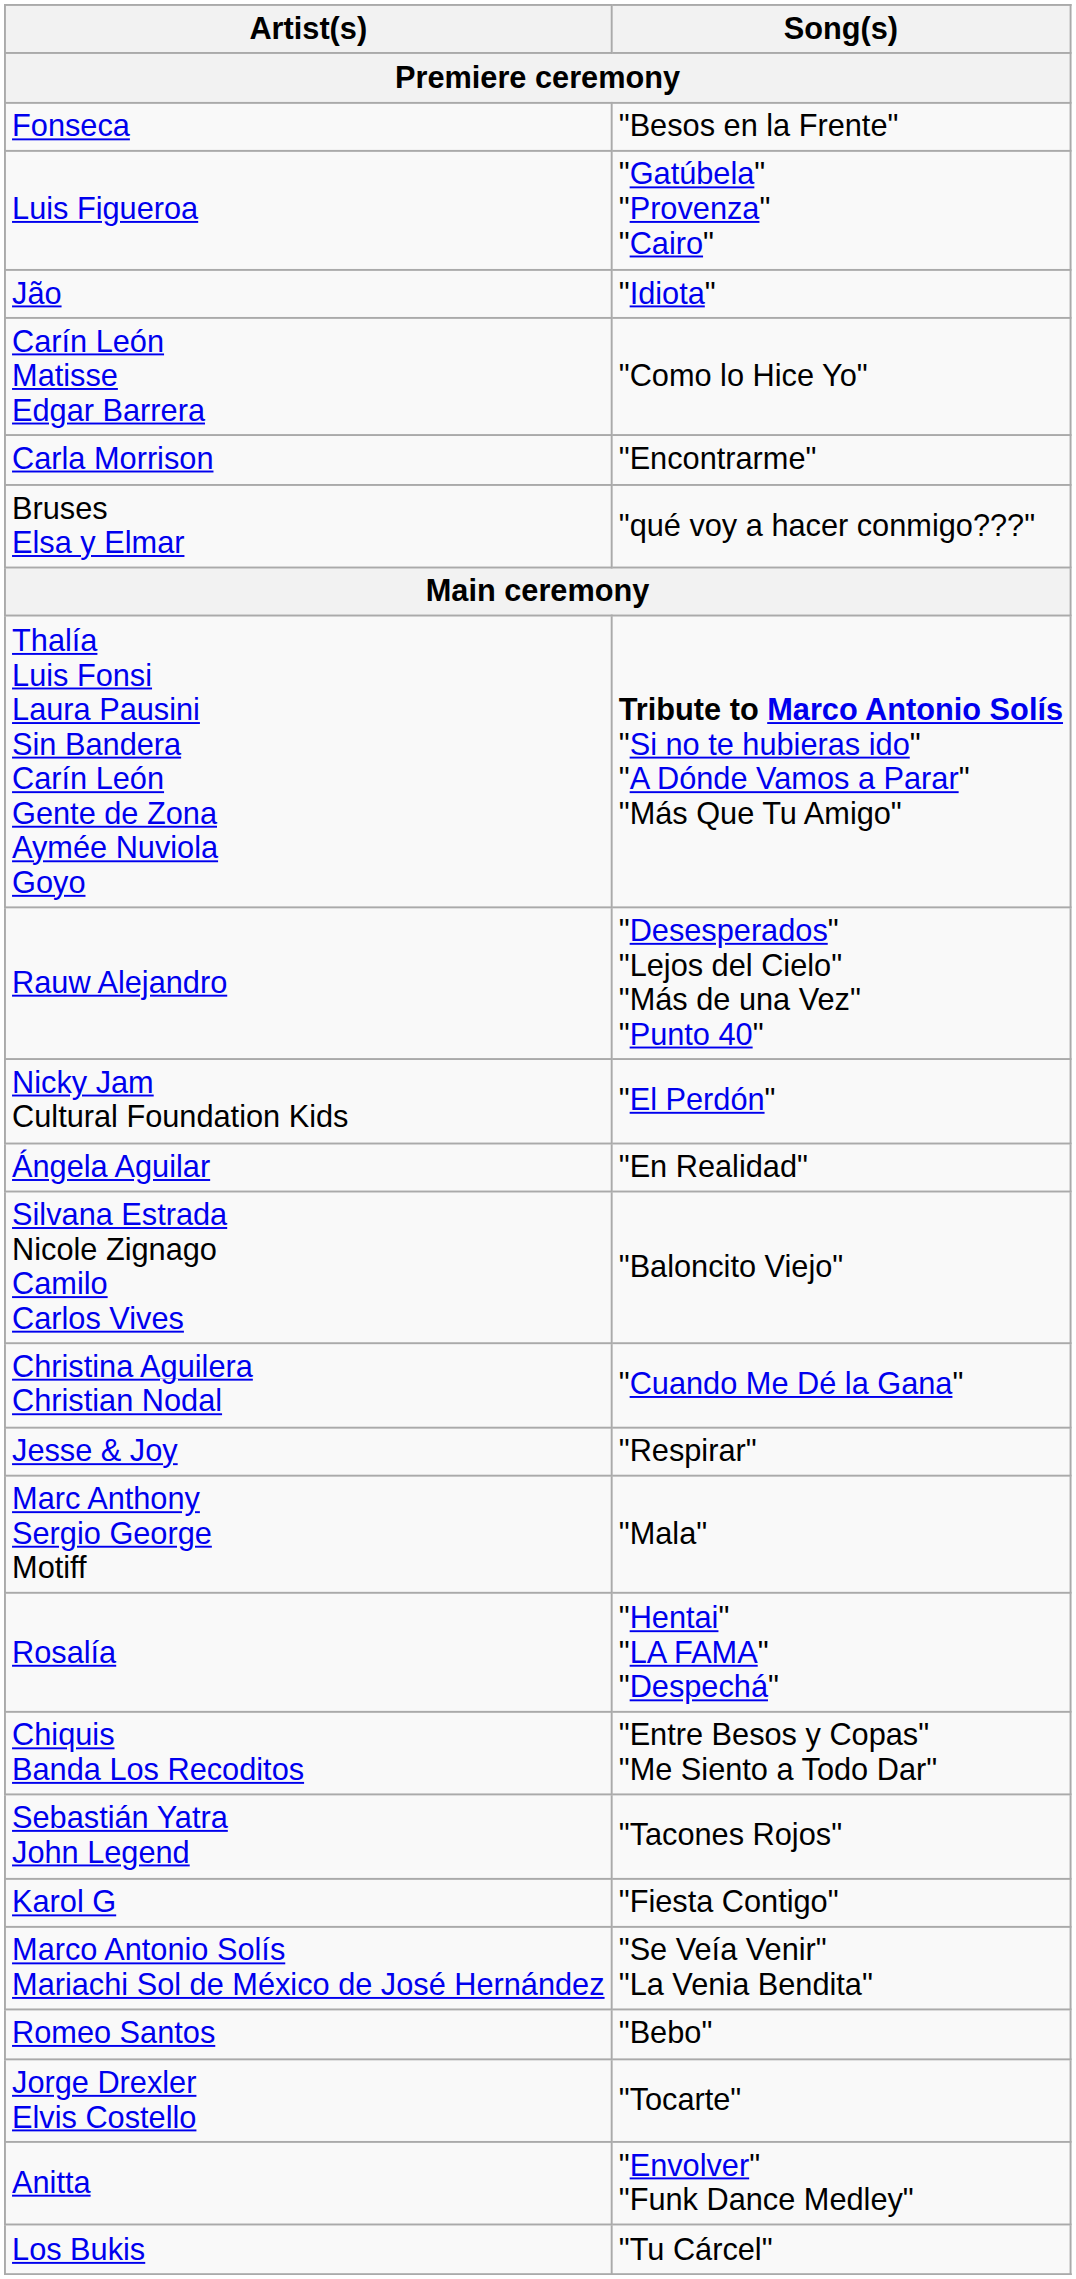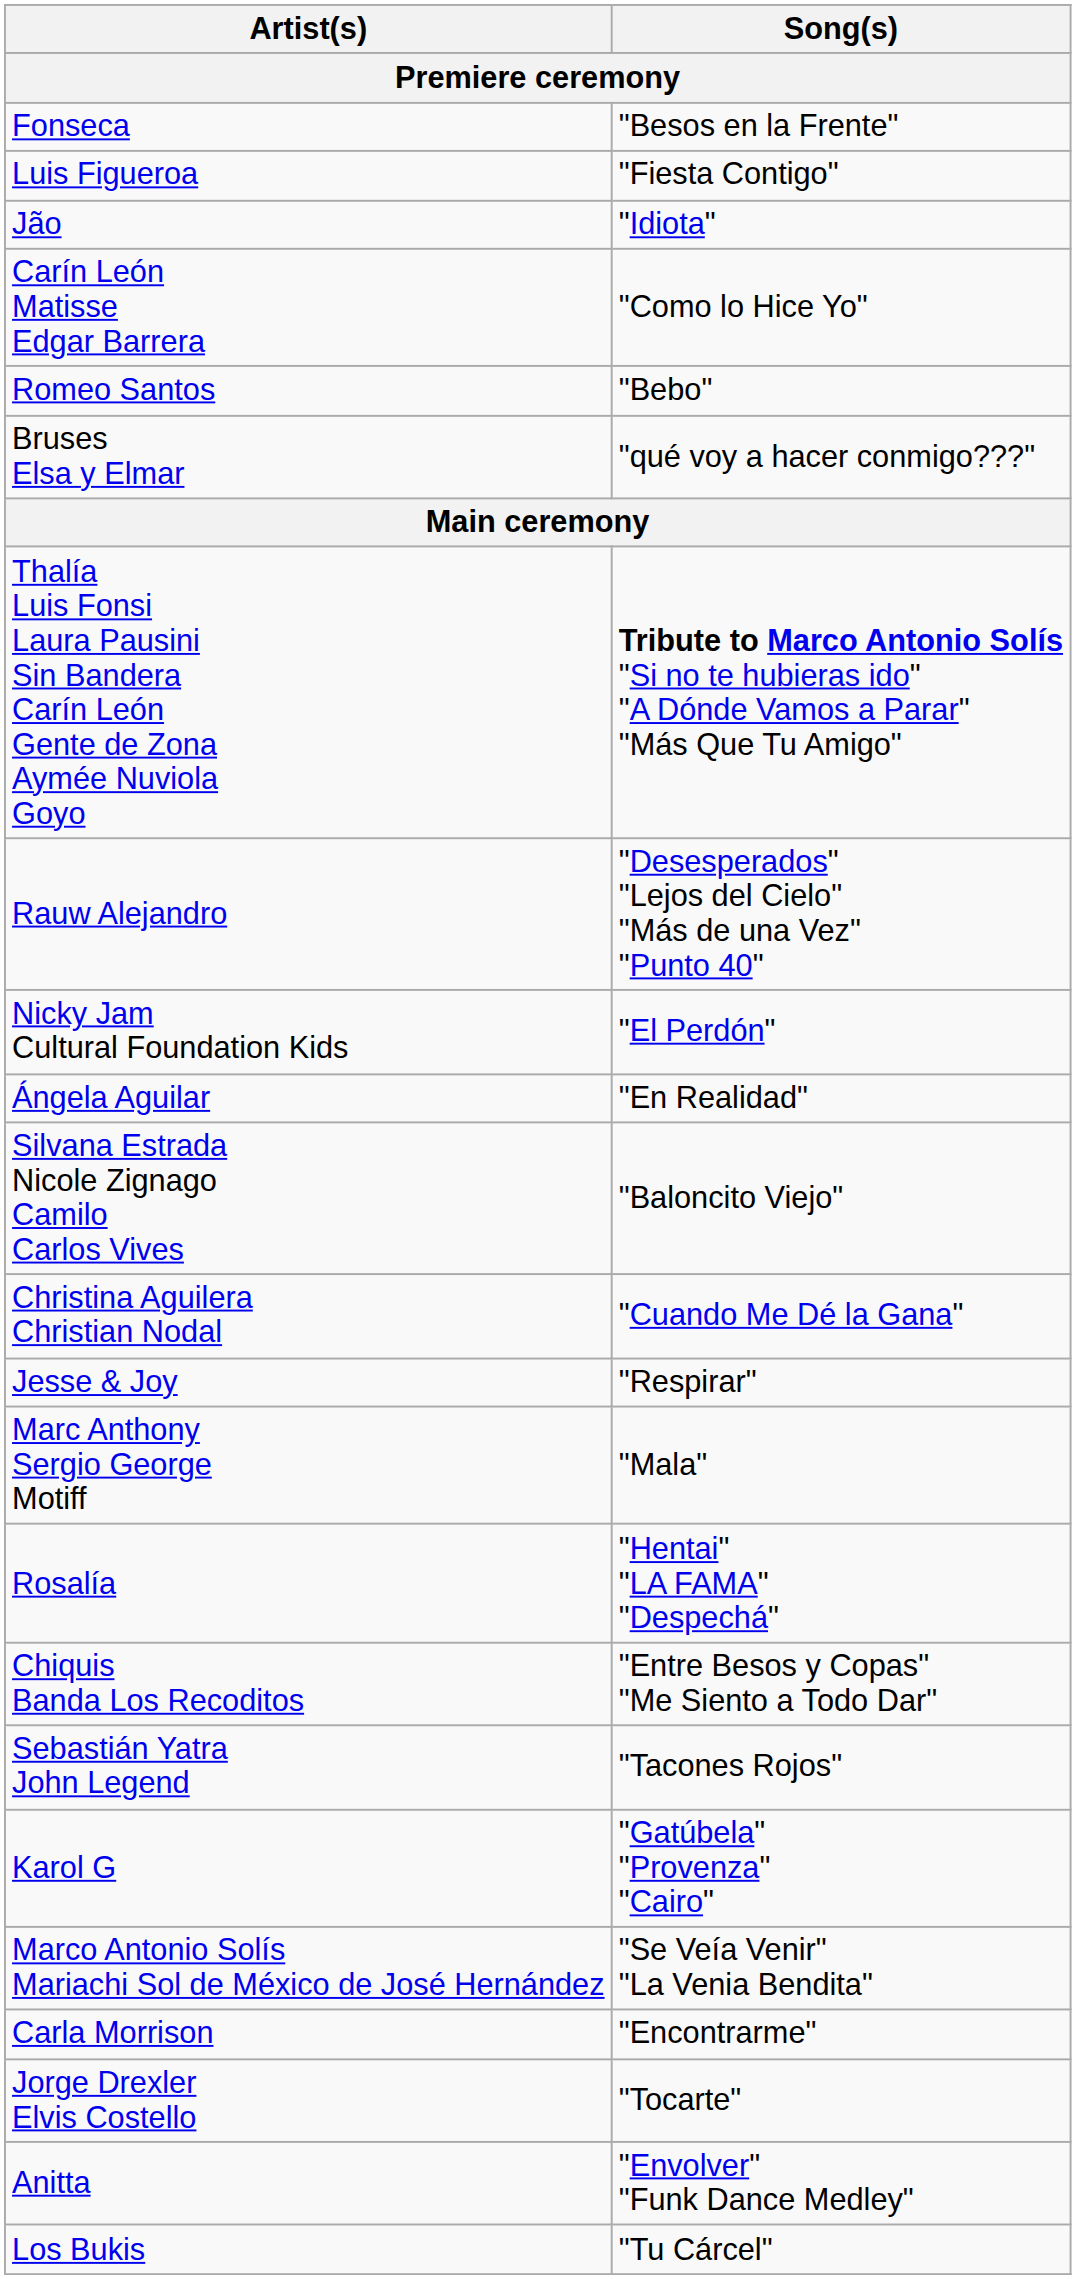(695, 209) "Gatúbela" "Provenza" "Cairo" -> (729, 175) "Fiesta Contigo"
rows swapped: (113, 459) <-> (114, 2033)
(729, 1901) "Fiesta Contigo" -> (695, 1867) "Gatúbela" "Provenza" "Cairo"
